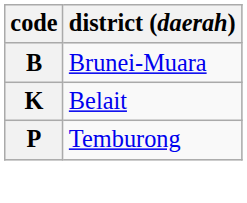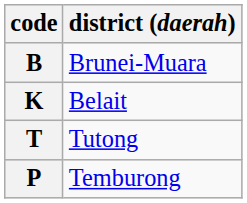+ row: (34, 139)
